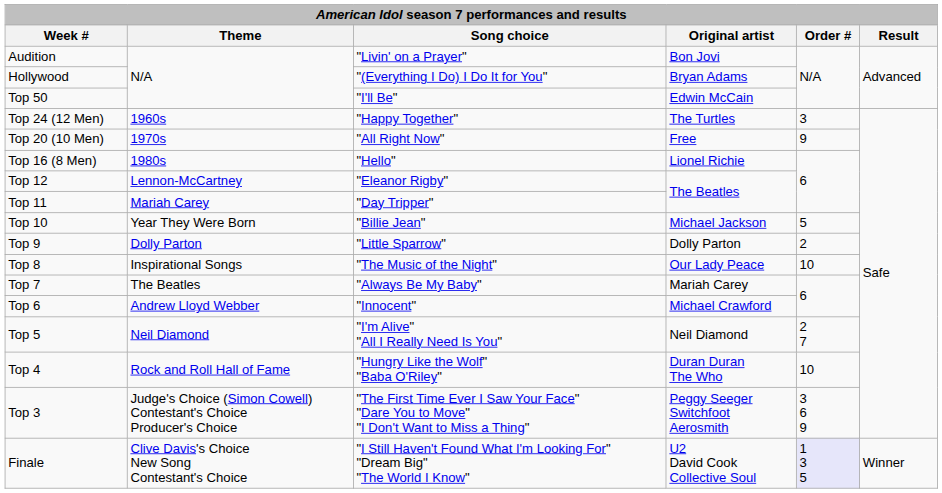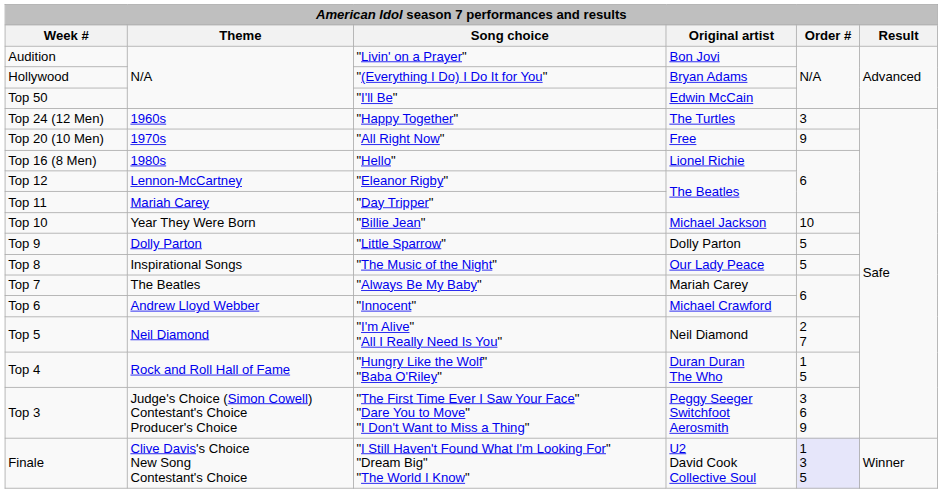(803, 222) 5 -> (807, 222) 10
(803, 243) 2 -> (803, 243) 5
(807, 264) 10 -> (803, 264) 5
(807, 369) 10 -> (803, 369) 1 5
